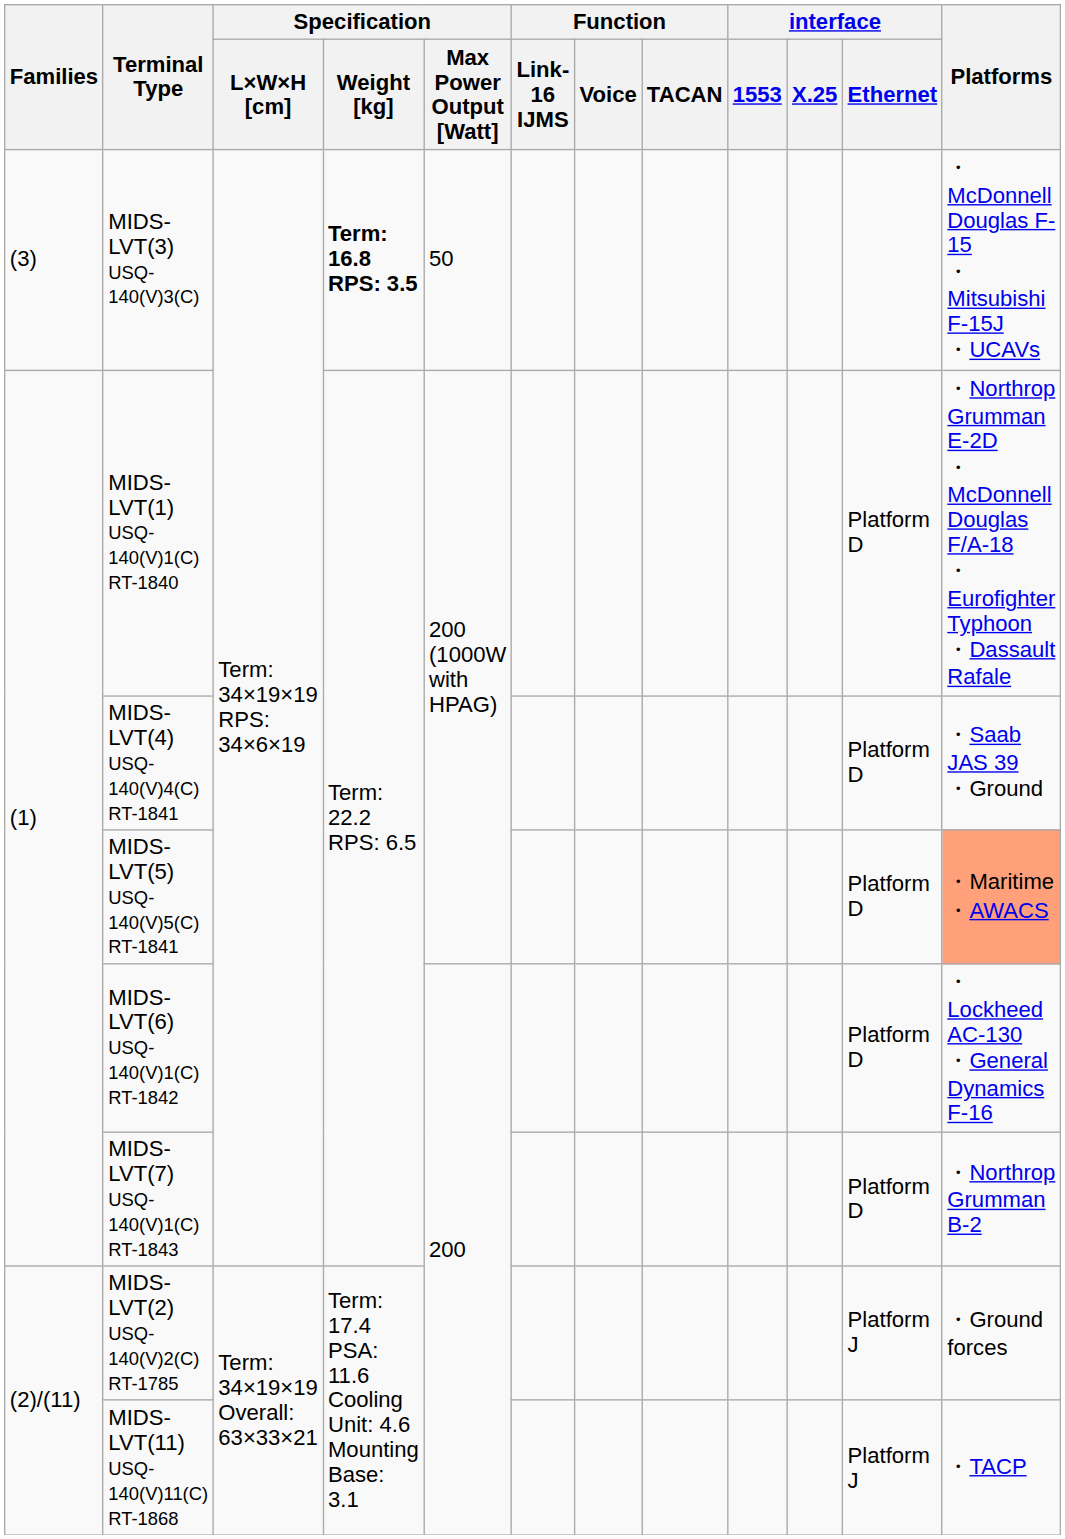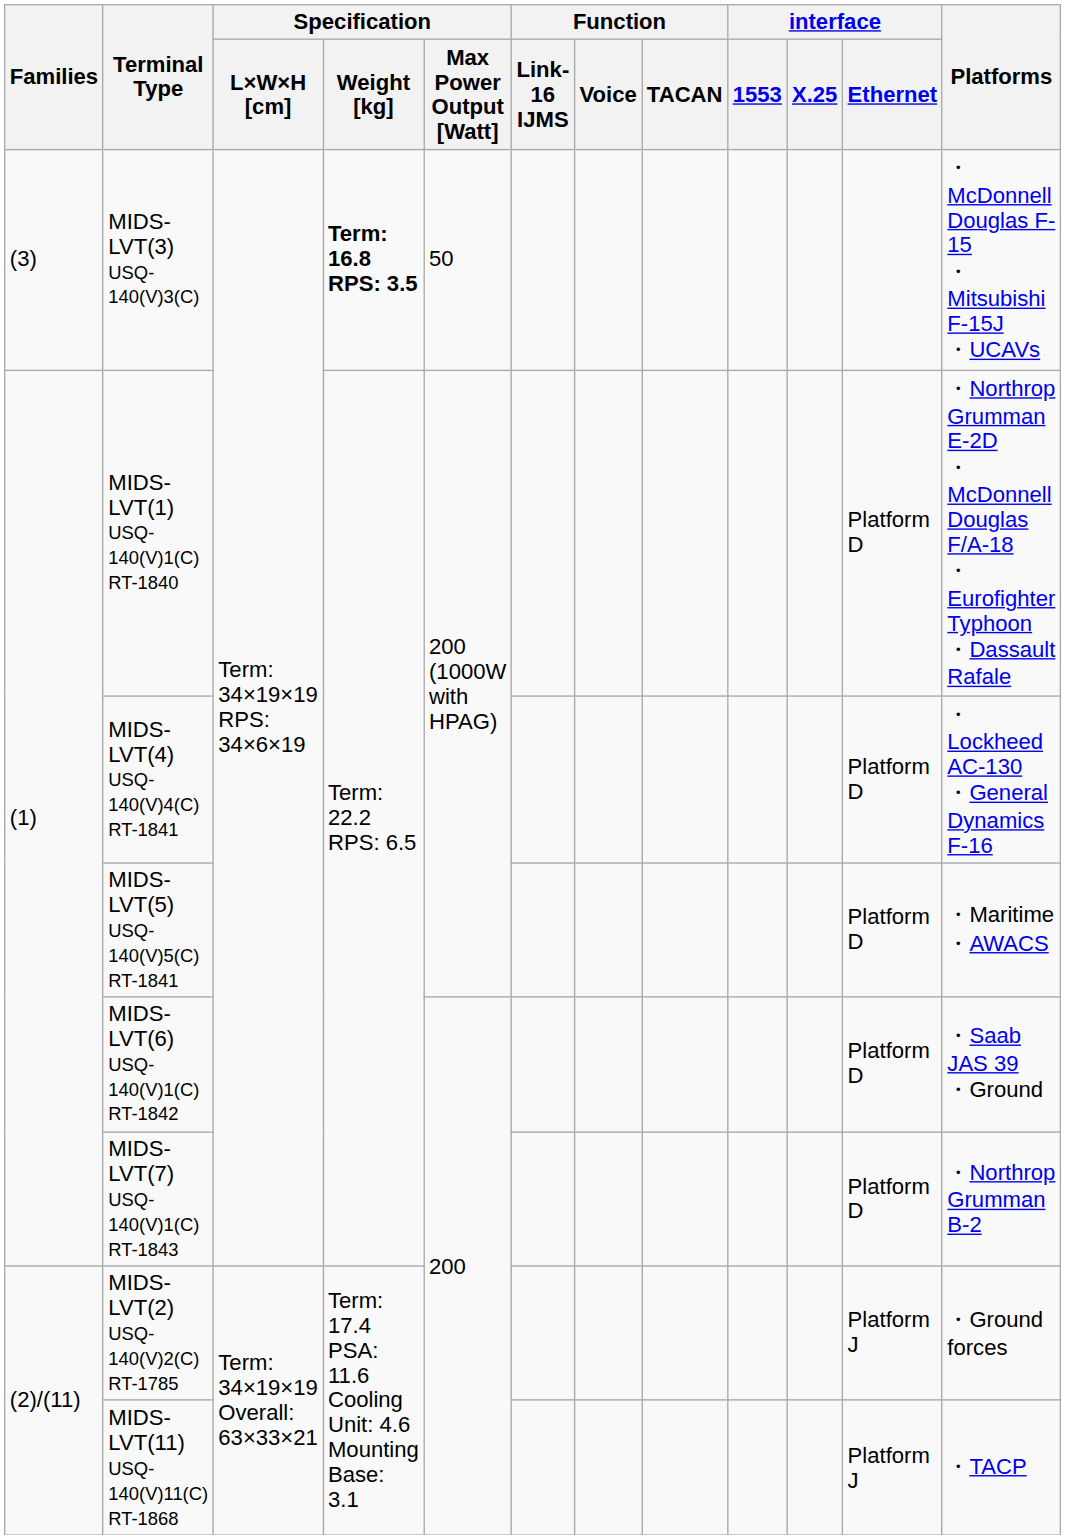(995, 761) ・Saab JAS 39 ・Ground -> (998, 779) ・Lockheed AC-130 ・General Dynamics F-16
(1001, 896) lightsalmon background -> (1001, 929) no background
(998, 1048) ・Lockheed AC-130 ・General Dynamics F-16 -> (995, 1063) ・Saab JAS 39 ・Ground
